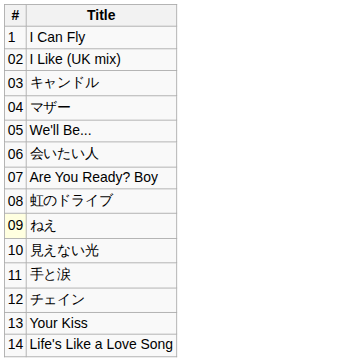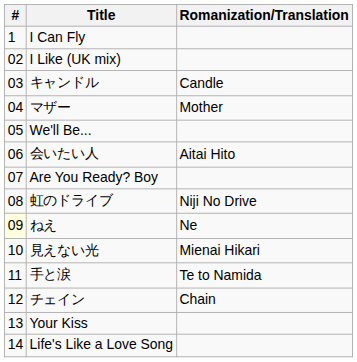+ column: (264, 15)
